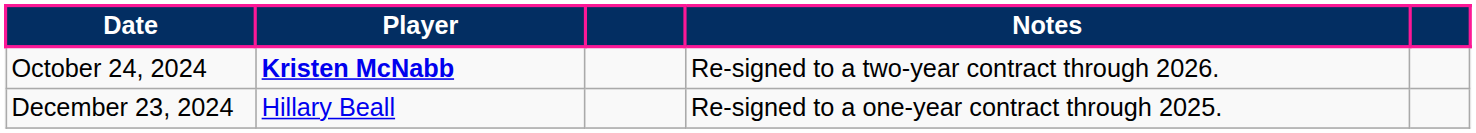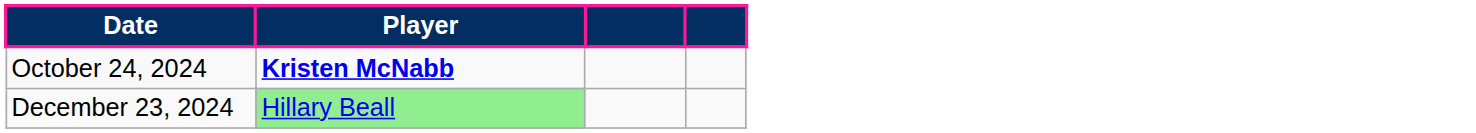- column: (1047, 26)
(328, 107) no background -> (328, 107) lightgreen background
